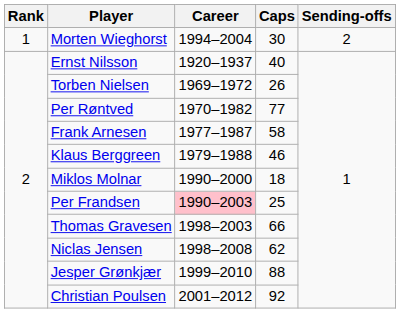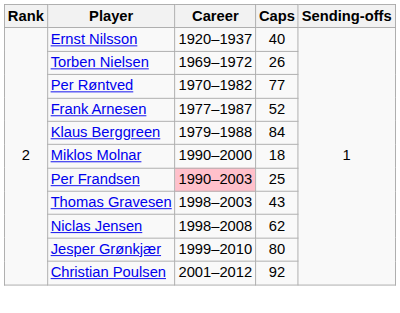- row: (109, 39)
(277, 132) 58 -> (277, 109) 52
(277, 156) 46 -> (277, 132) 84
(277, 226) 66 -> (277, 202) 43
(277, 272) 88 -> (277, 249) 80
